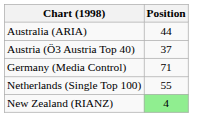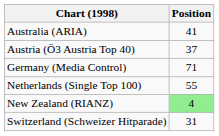(166, 31) 44 -> (191, 31) 41
+ row: (87, 121)
